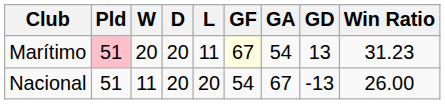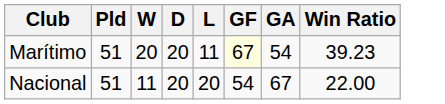- column: (320, 20)
(111, 51) pink background -> (111, 51) no background
(389, 51) 31.23 -> (350, 51) 39.23
(389, 83) 26.00 -> (350, 83) 22.00
